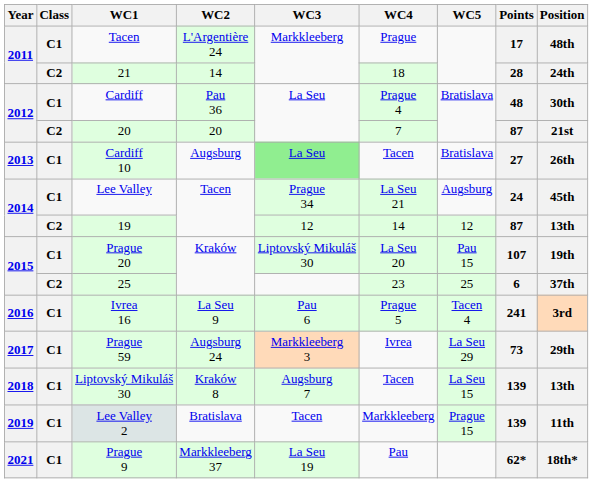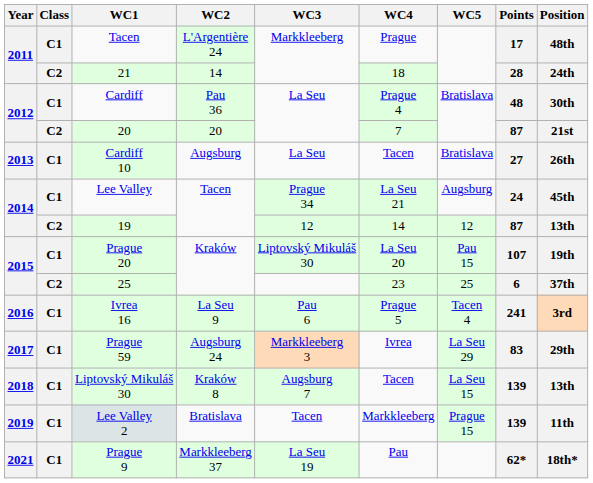(307, 160) lightgreen background -> (307, 160) no background
(516, 350) 73 -> (516, 350) 83
